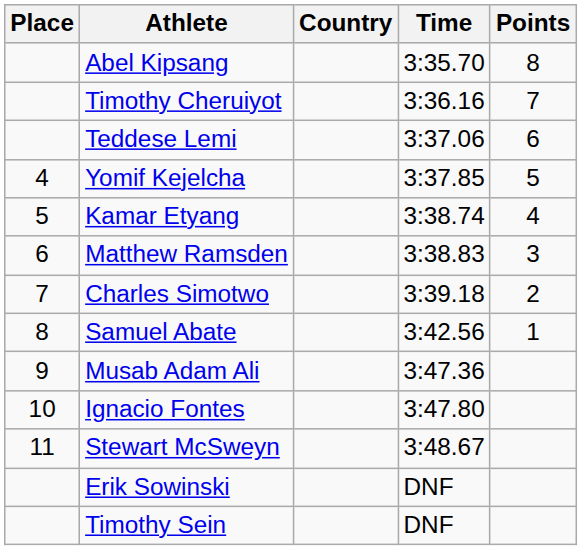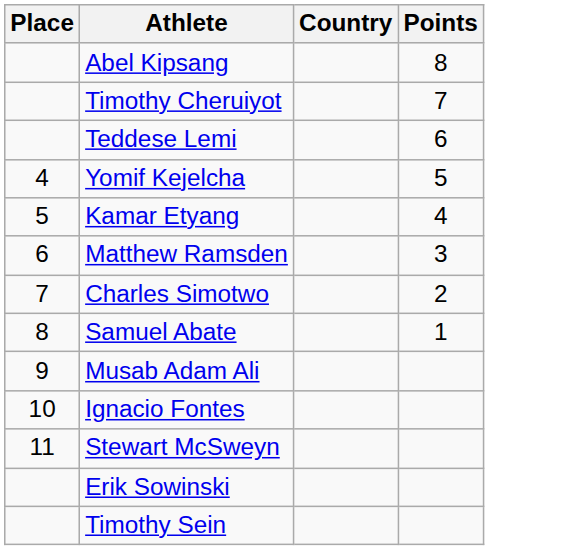- column: (444, 23)
